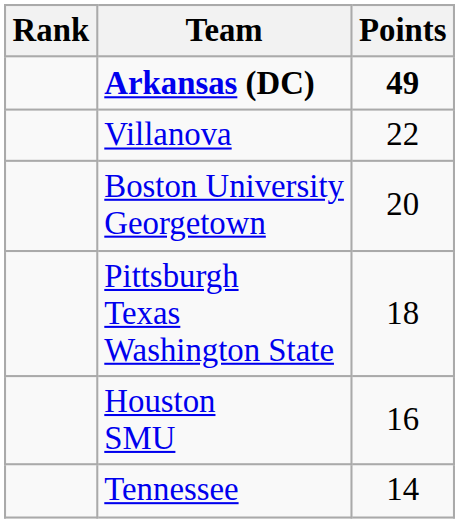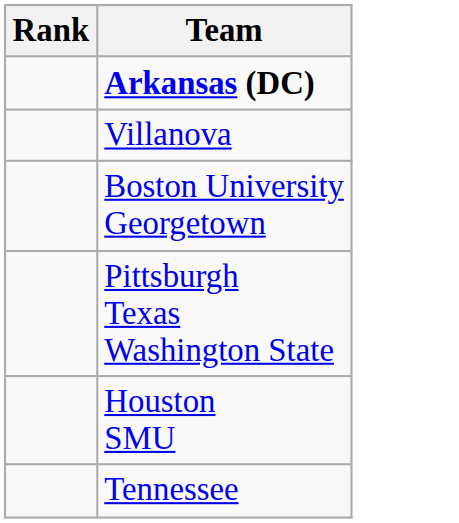- column: (403, 30)
